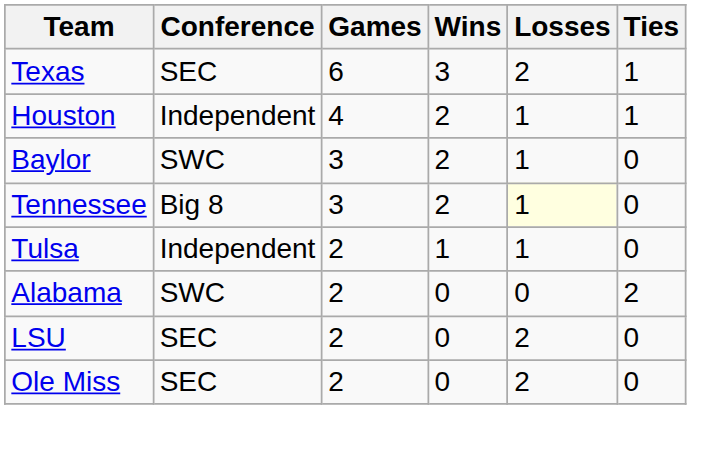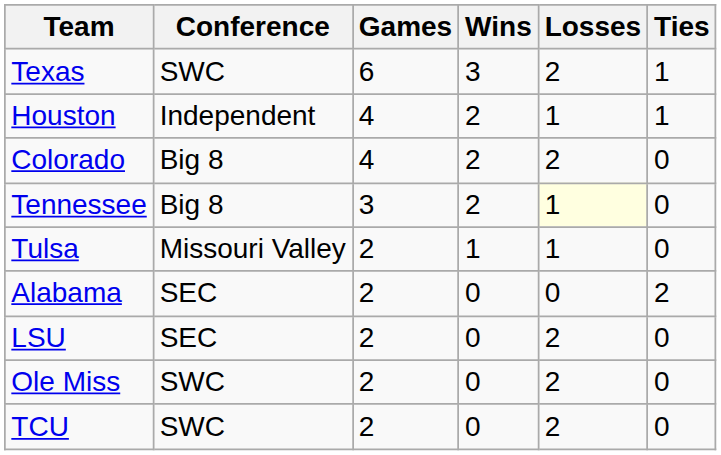(188, 71) SEC -> (192, 71) SWC
+ row: (68, 159)
- row: (51, 159)
(238, 248) Independent -> (253, 248) Missouri Valley
(192, 293) SWC -> (188, 293) SEC
(188, 381) SEC -> (192, 381) SWC
+ row: (40, 426)
